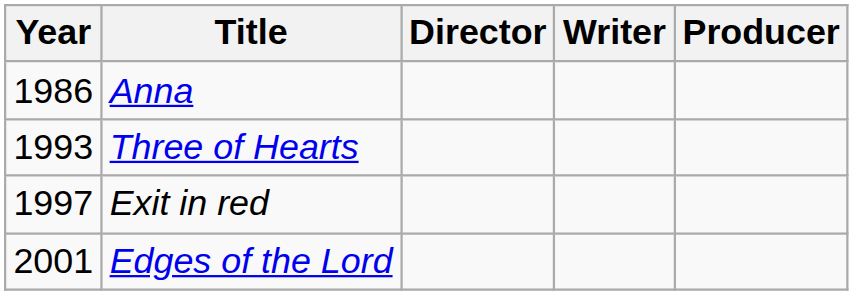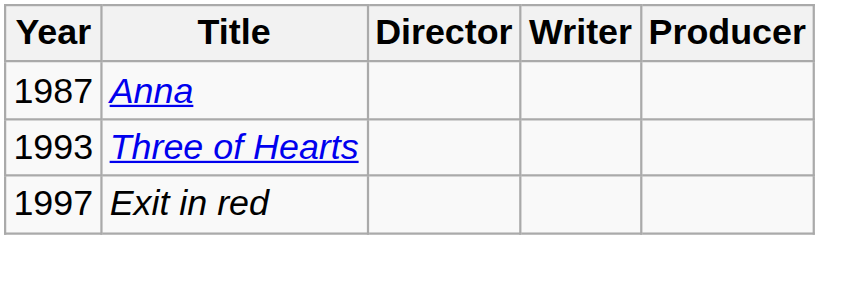(53, 89) 1986 -> (53, 89) 1987
- row: (251, 260)
